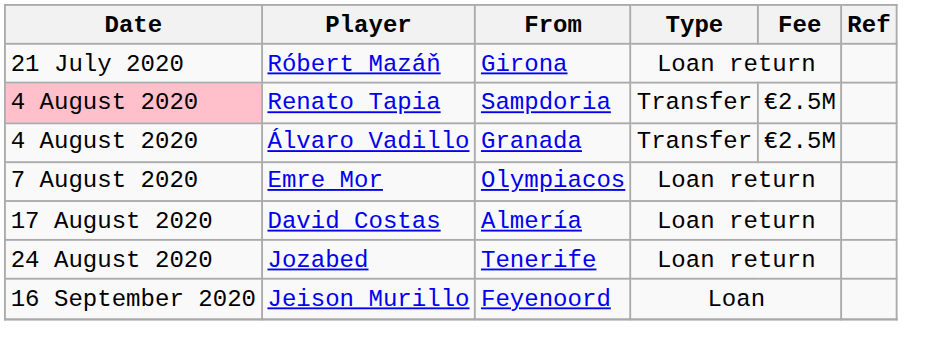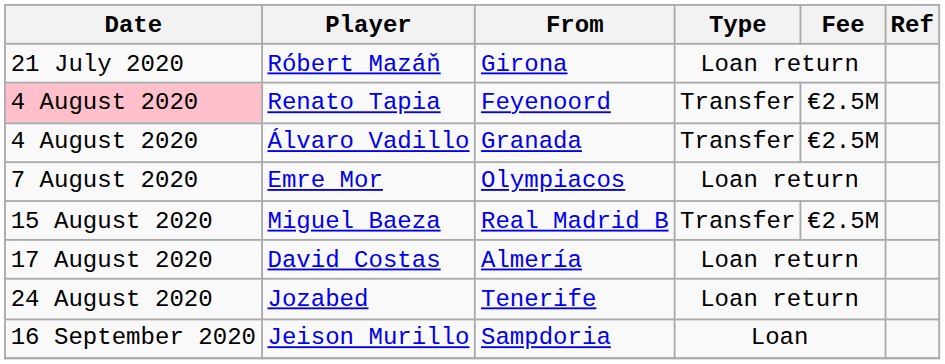(546, 103) Sampdoria -> (546, 103) Feyenoord
+ row: (354, 221)
(546, 299) Feyenoord -> (546, 338) Sampdoria
